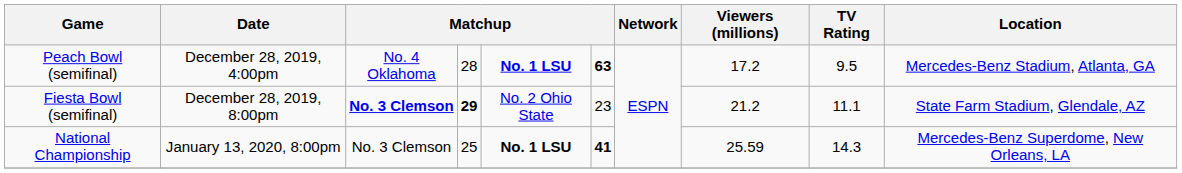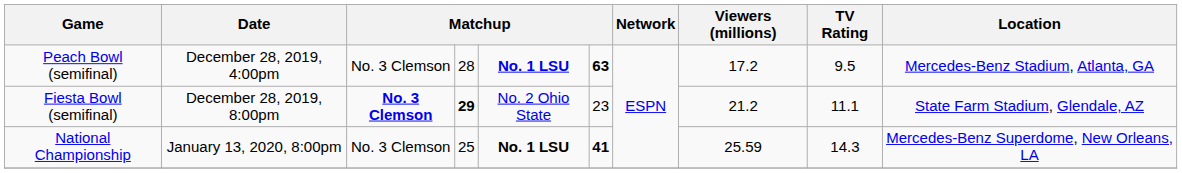(401, 65) No. 4 Oklahoma -> (401, 65) No. 3 Clemson
